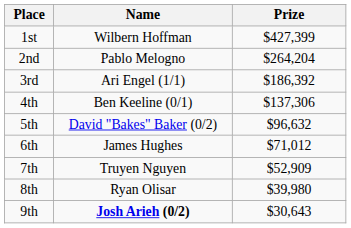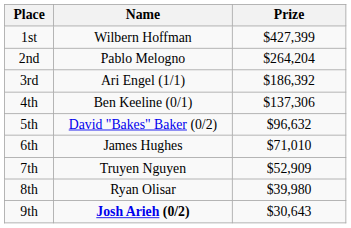(289, 146) $71,012 -> (289, 146) $71,010
